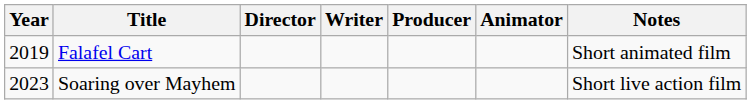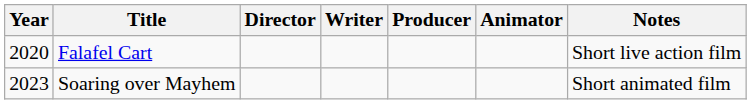(29, 51) 2019 -> (29, 51) 2020
(651, 51) Short animated film -> (657, 51) Short live action film
(657, 83) Short live action film -> (651, 83) Short animated film
